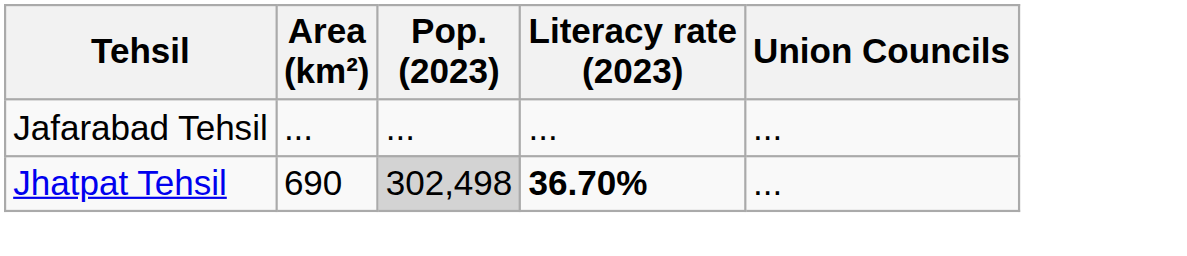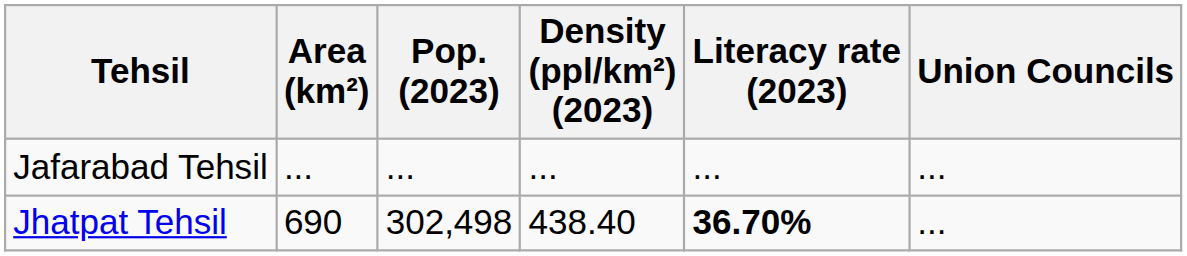+ column: (602, 71)
(449, 182) lightgrey background -> (449, 222) no background
